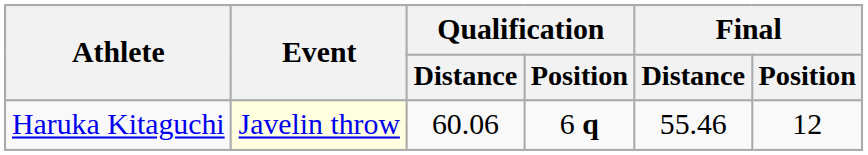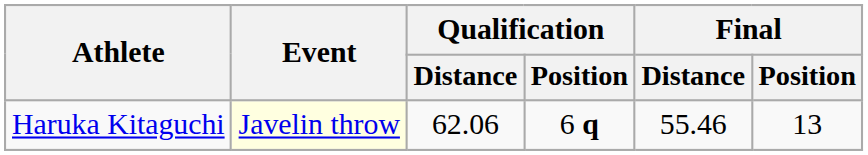(465, 125) 60.06 -> (465, 125) 62.06
(807, 125) 12 -> (807, 125) 13
